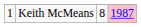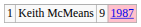(102, 13) 8 -> (102, 13) 9
